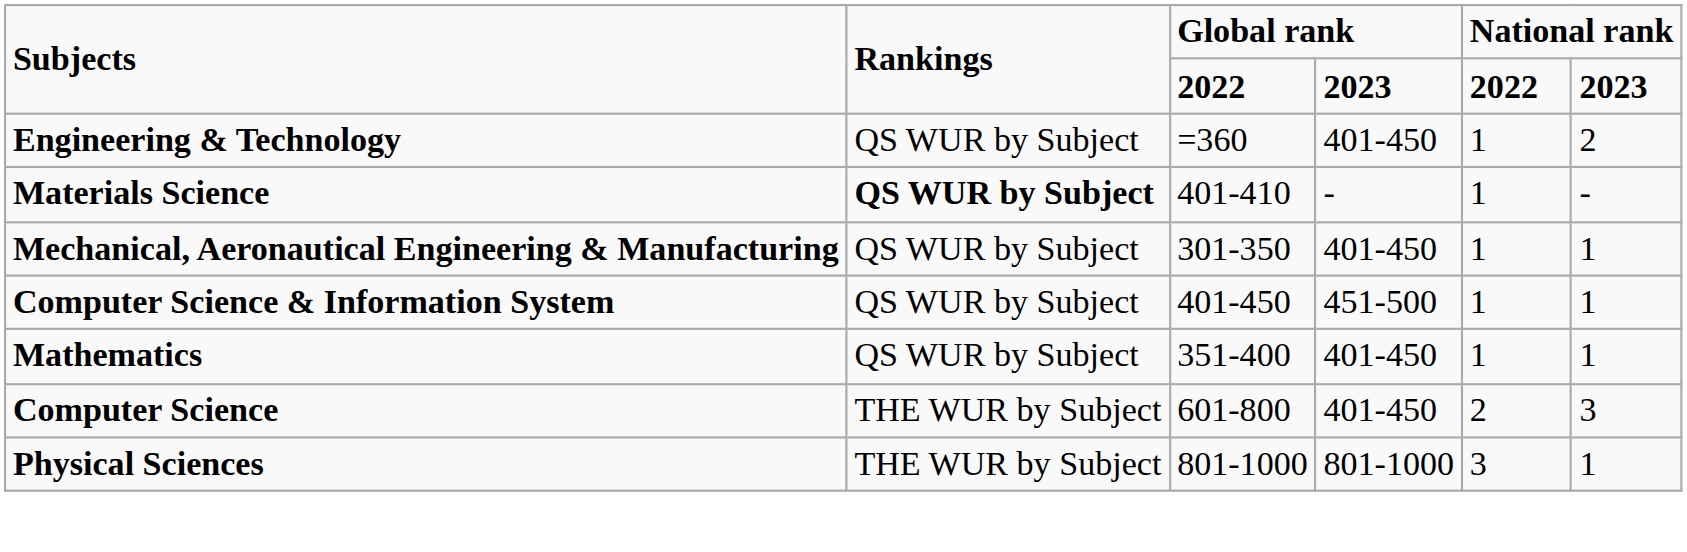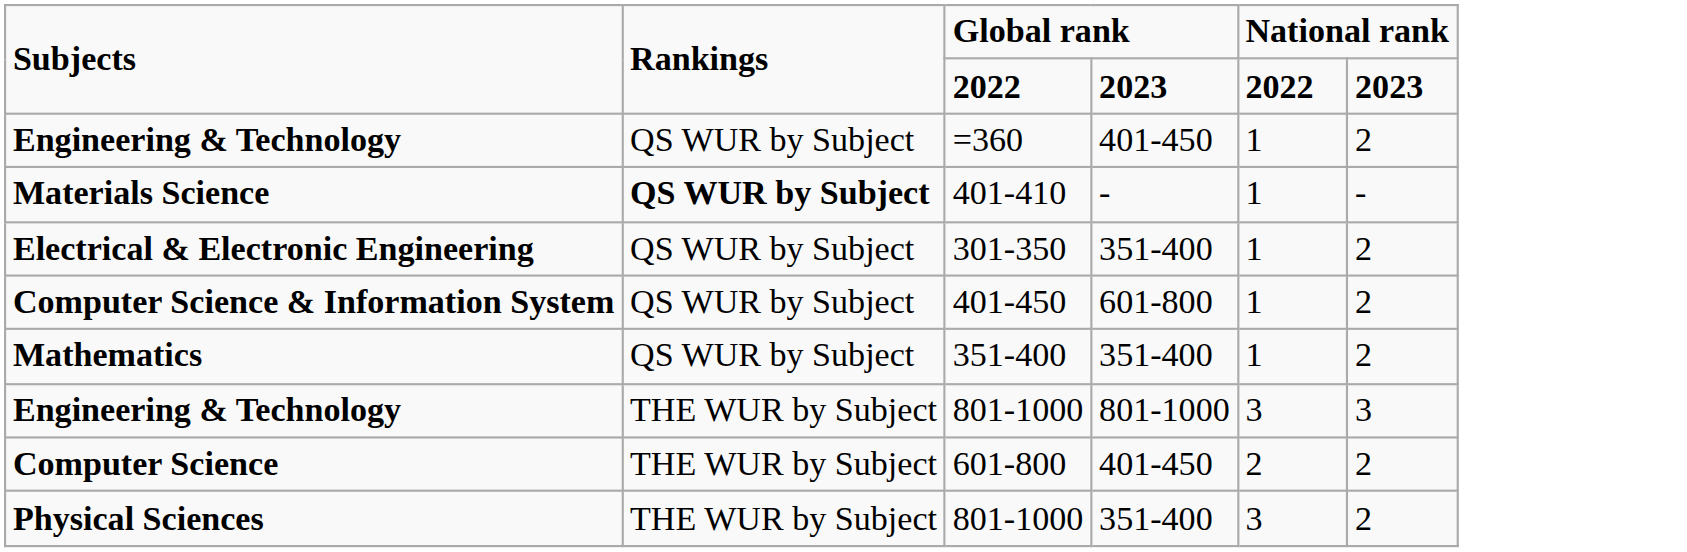+ row: (273, 247)
- row: (426, 247)
(1380, 301) 451-500 -> (1156, 301) 601-800
(1588, 301) 1 -> (1364, 301) 2
(1380, 355) 401-450 -> (1156, 355) 351-400
(1588, 355) 1 -> (1364, 355) 2
+ row: (207, 409)
(1588, 409) 3 -> (1364, 463) 2
(1389, 463) 801-1000 -> (1156, 517) 351-400
(1588, 463) 1 -> (1364, 517) 2
